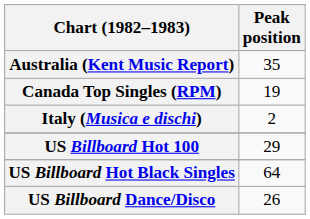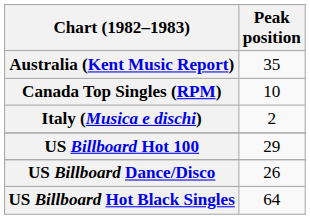(272, 91) 19 -> (272, 91) 10
rows swapped: (122, 200) <-> (122, 173)
